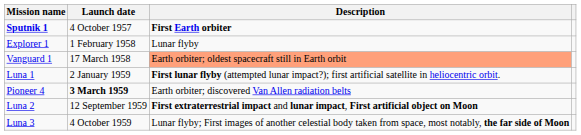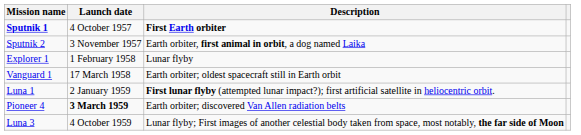+ row: (26, 43)
(249, 59) lightsalmon background -> (243, 75) no background
- row: (21, 106)
